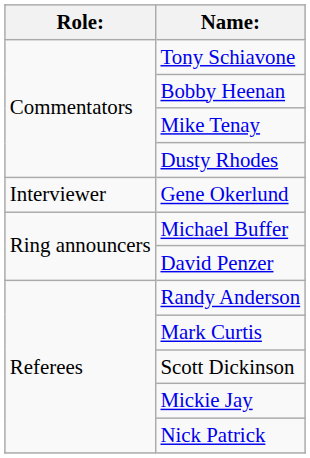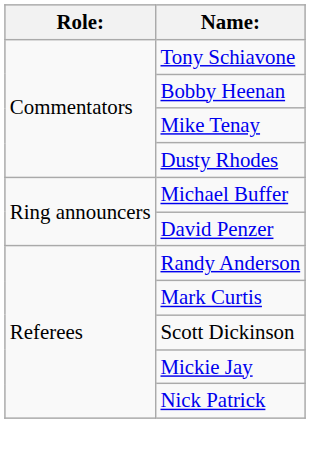- row: (225, 194)
